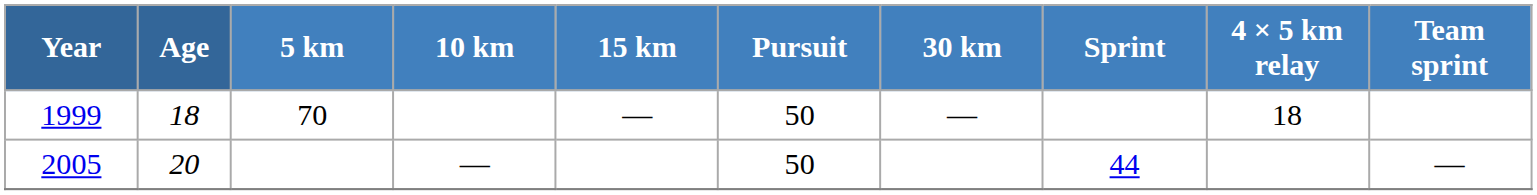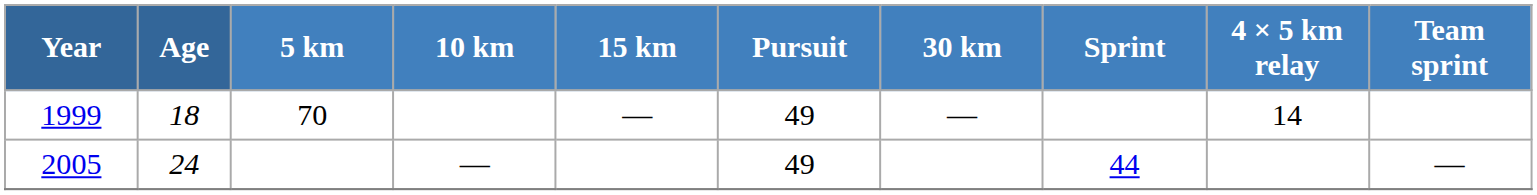(800, 114) 50 -> (800, 114) 49
(1287, 114) 18 -> (1287, 114) 14
(184, 164) 20 -> (184, 164) 24
(800, 164) 50 -> (800, 164) 49
